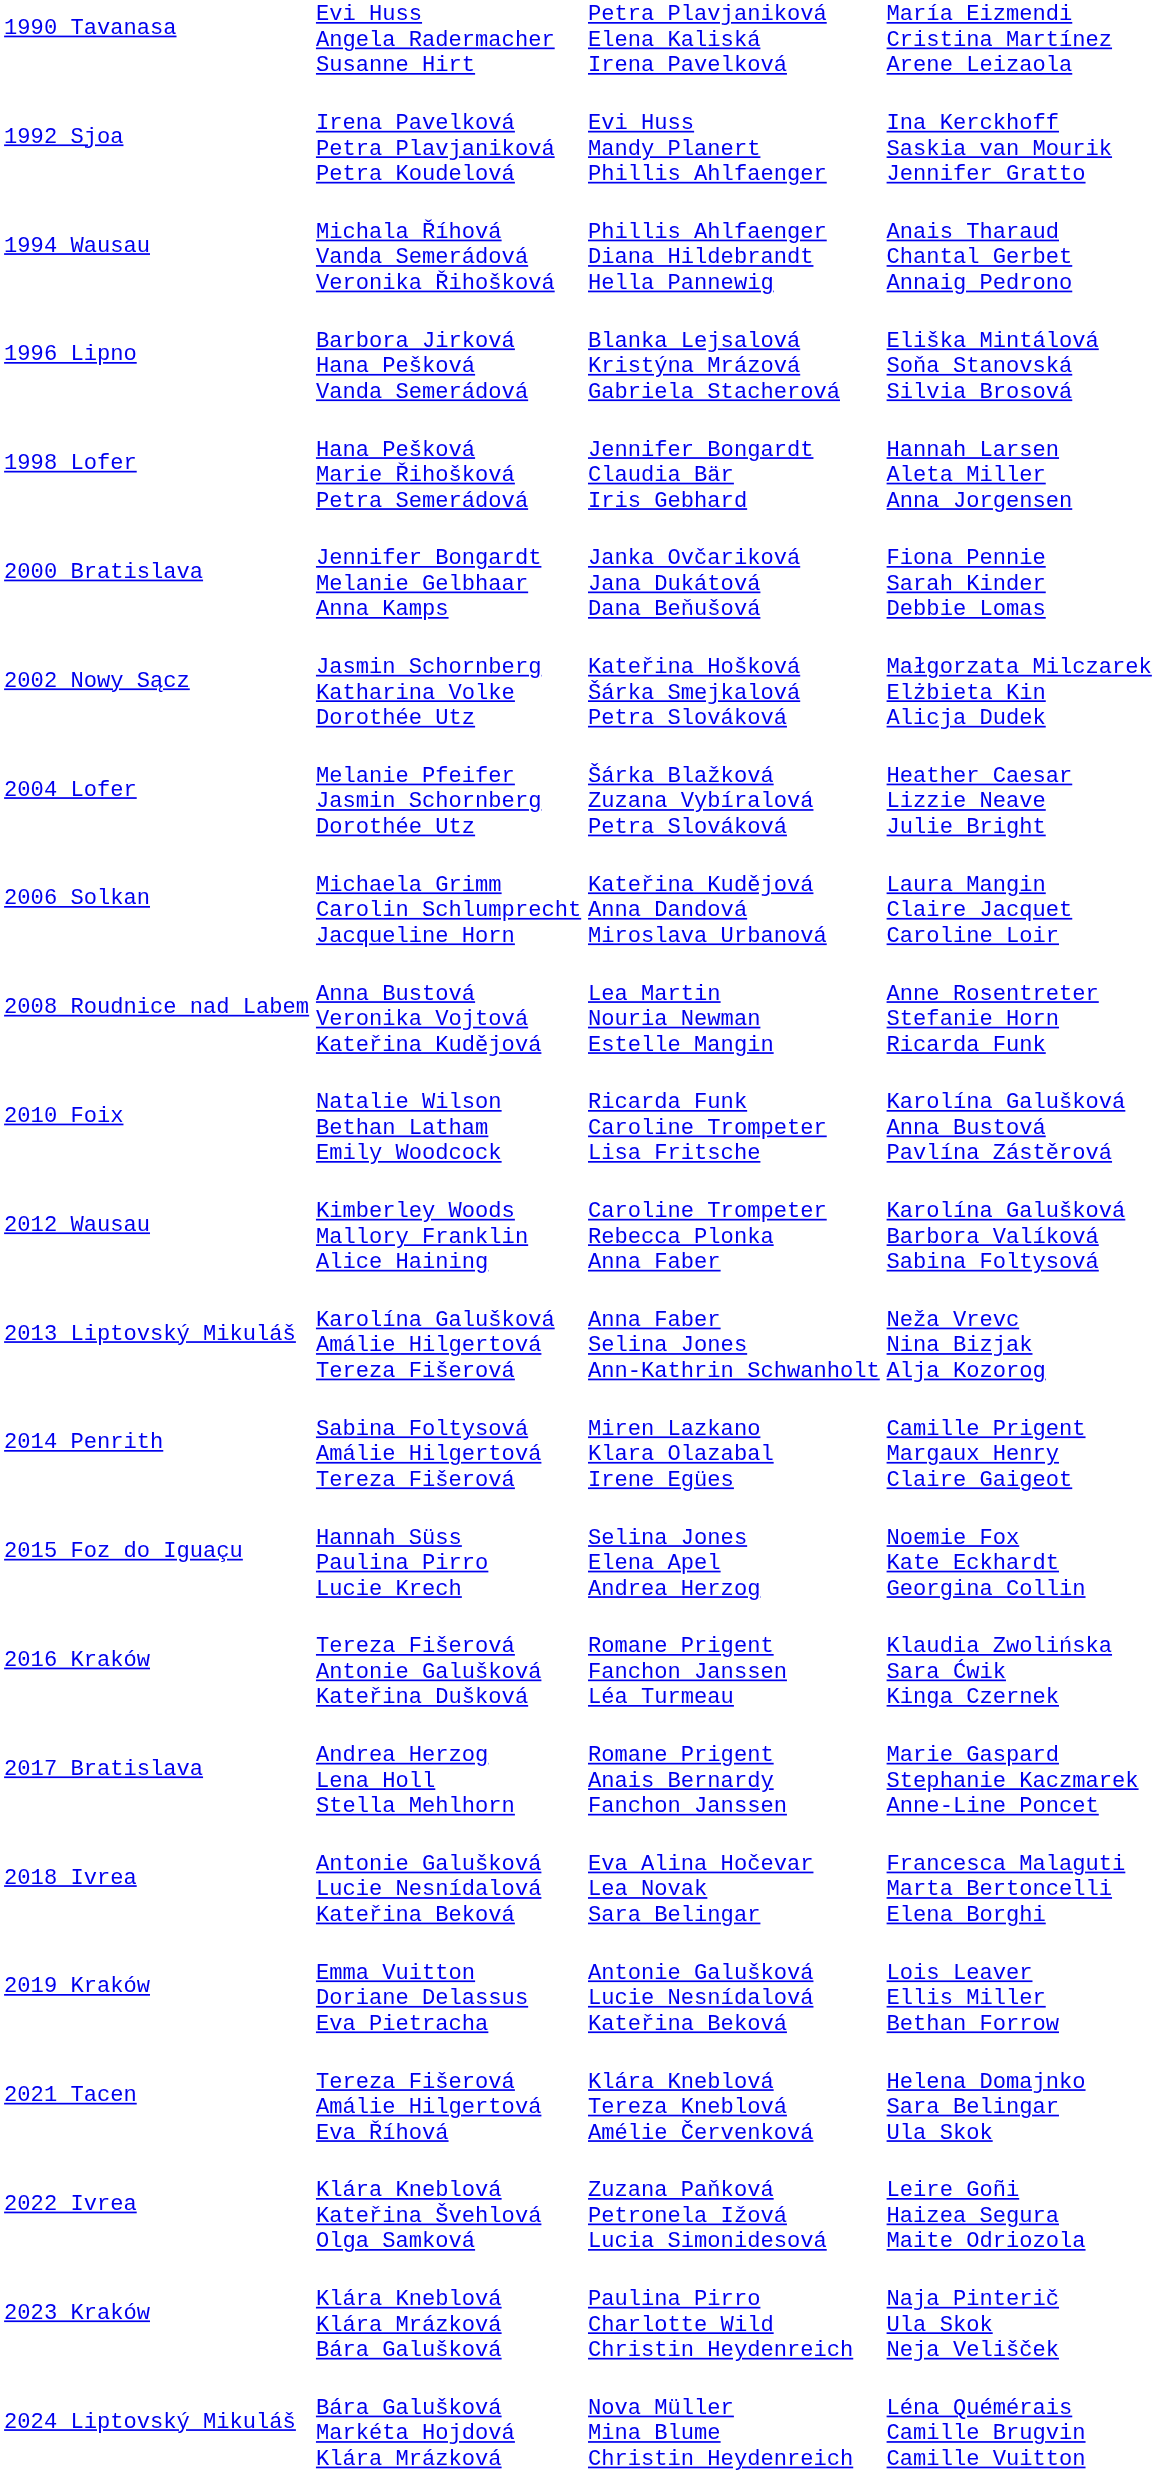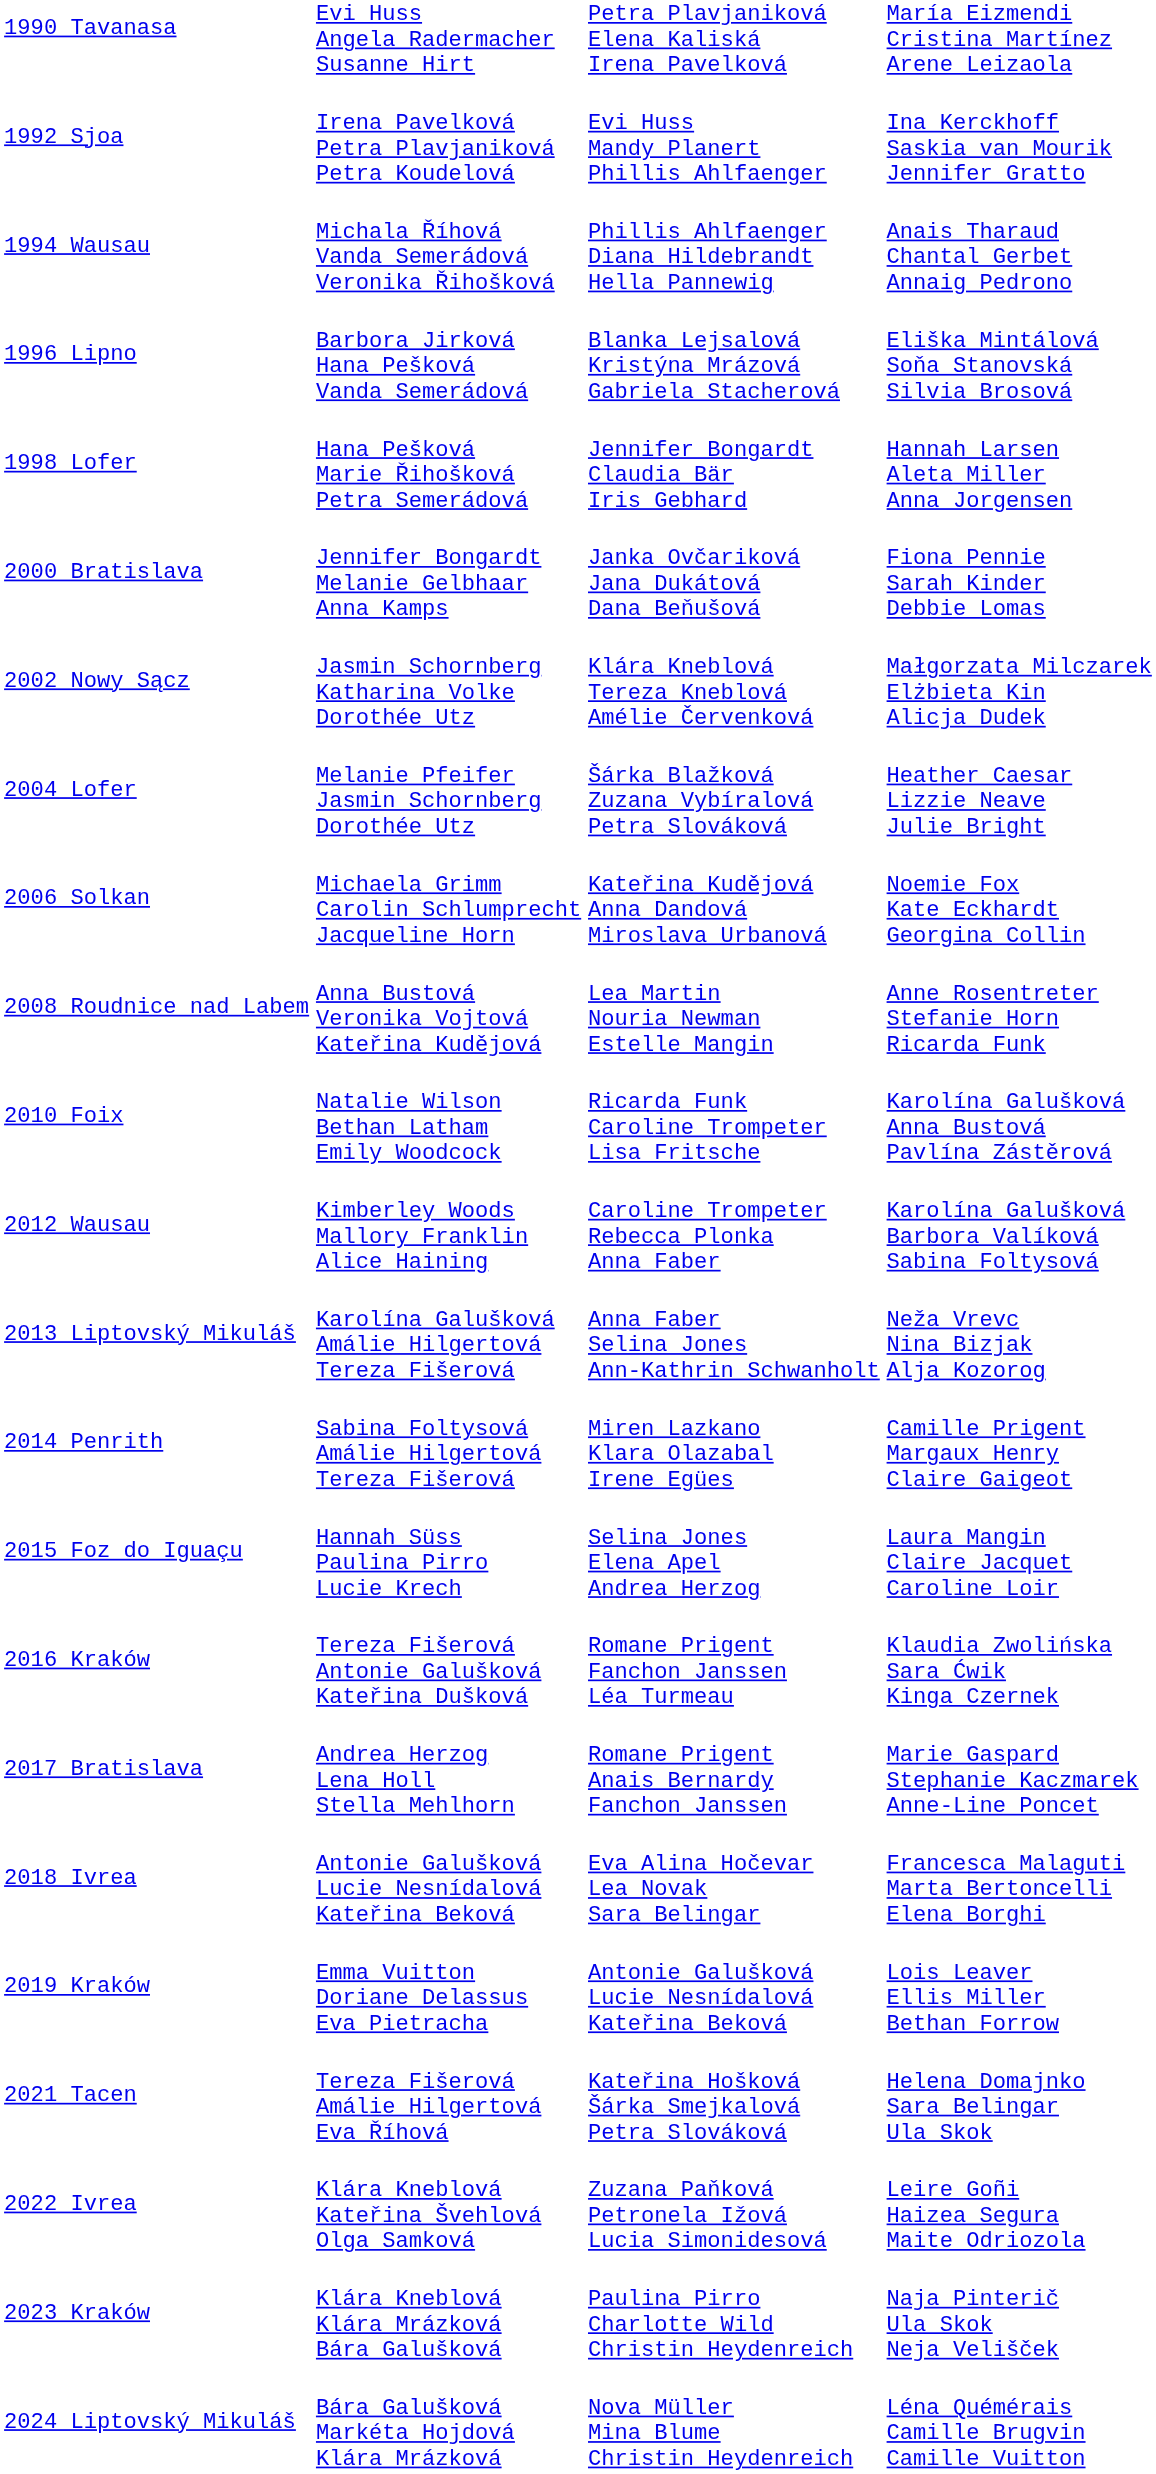(694, 693) Kateřina Hošková Šárka Smejkalová Petra Slováková -> (701, 693) Klára Kneblová Tereza Kneblová Amélie Červenková
(979, 910) Laura Mangin Claire Jacquet Caroline Loir -> (986, 910) Noemie Fox Kate Eckhardt Georgina Collin
(986, 1563) Noemie Fox Kate Eckhardt Georgina Collin -> (979, 1563) Laura Mangin Claire Jacquet Caroline Loir
(701, 2107) Klára Kneblová Tereza Kneblová Amélie Červenková -> (694, 2107) Kateřina Hošková Šárka Smejkalová Petra Slováková
